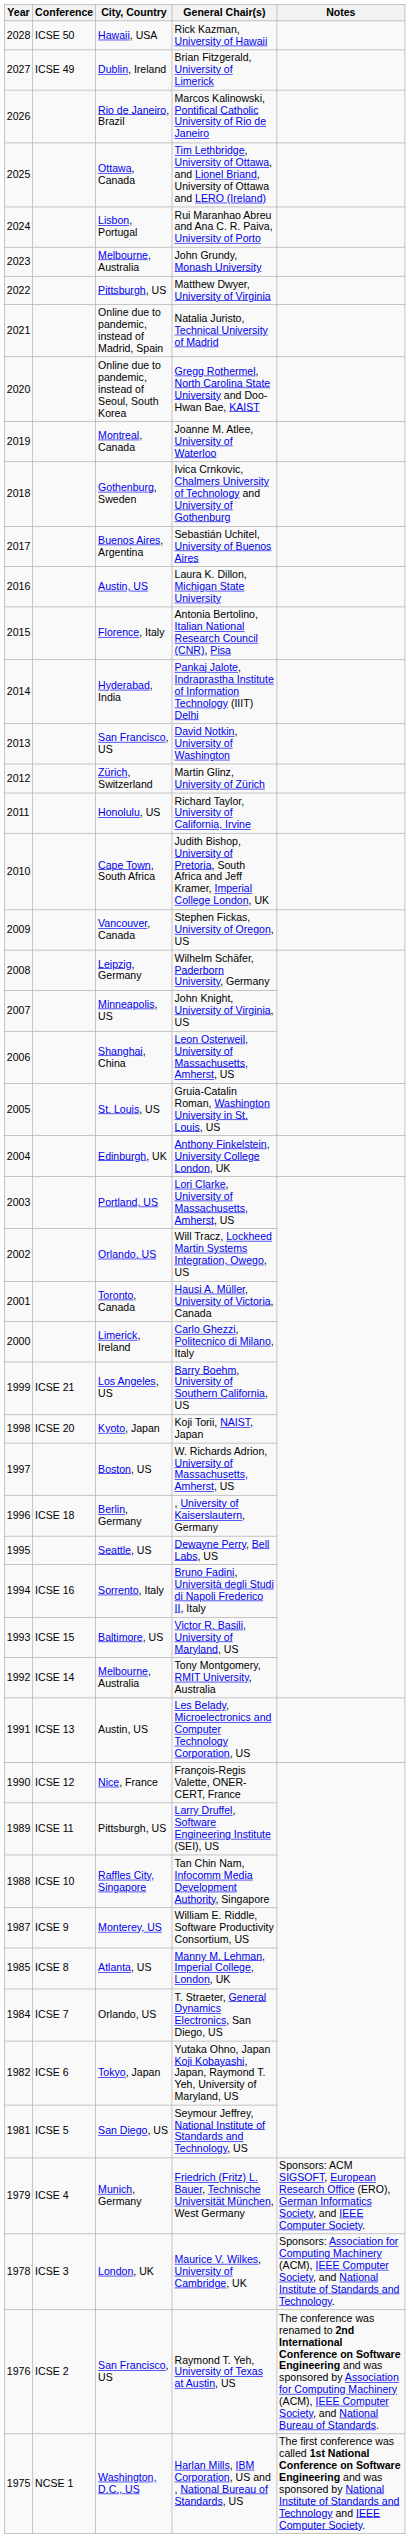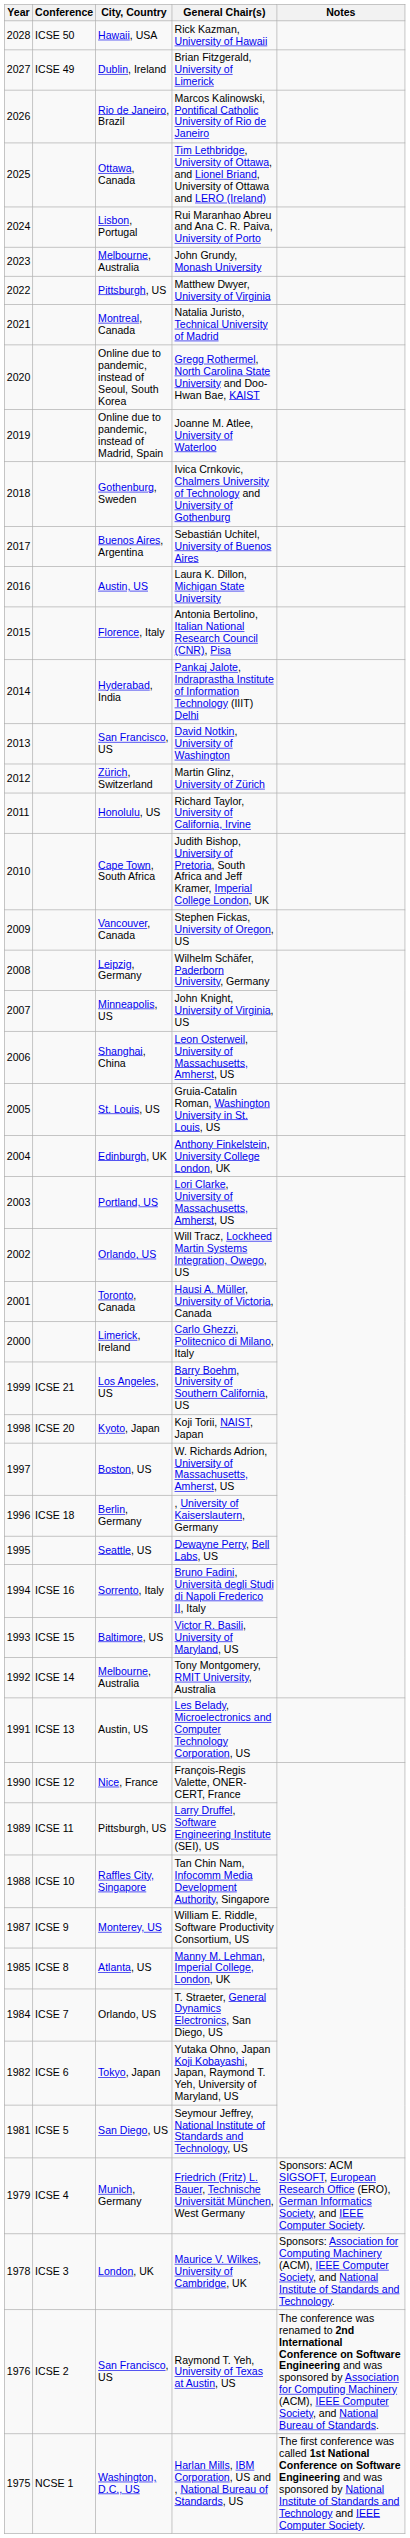(131, 330) Online due to pandemic, instead of Madrid, Spain -> (120, 325) Montreal, Canada
(120, 441) Montreal, Canada -> (131, 435) Online due to pandemic, instead of Madrid, Spain
